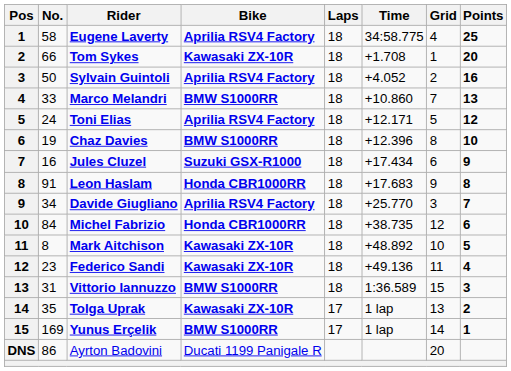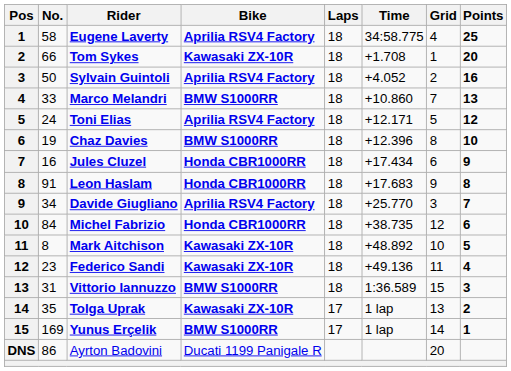(243, 162) Suzuki GSX-R1000 -> (245, 162) Honda CBR1000RR
